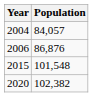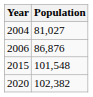(49, 30) 84,057 -> (49, 30) 81,027
